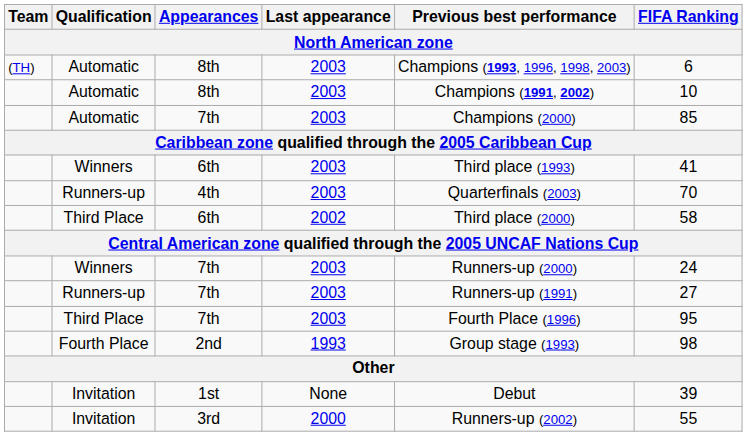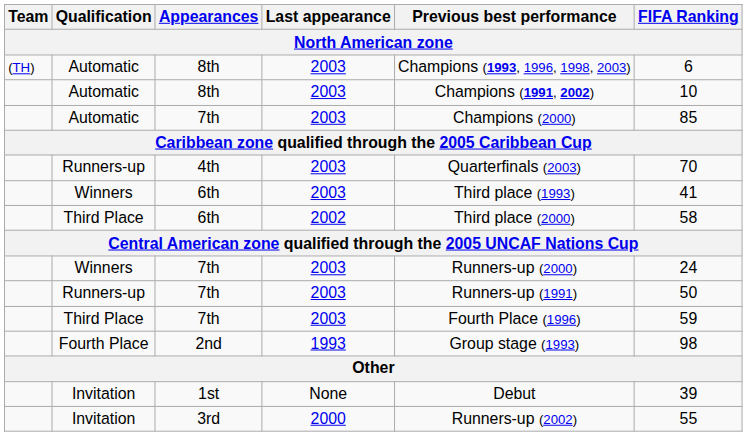rows swapped: (104, 167) <-> (104, 192)
(688, 293) 27 -> (688, 293) 50
(688, 318) 95 -> (688, 318) 59
